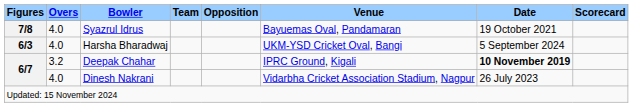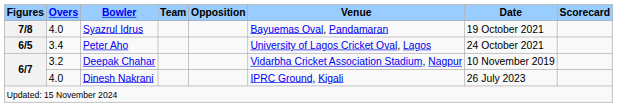- row: (125, 45)
+ row: (106, 45)
(310, 62) IPRC Ground, Kigali -> (356, 62) Vidarbha Cricket Association Stadium, Nagpur
(525, 62) bold -> (511, 62) normal
(369, 78) Vidarbha Cricket Association Stadium, Nagpur -> (297, 78) IPRC Ground, Kigali
